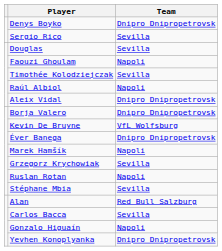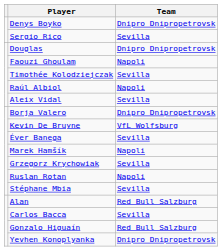(133, 49) Sevilla -> (166, 49) Dnipro Dnipropetrovsk
(166, 100) Dnipro Dnipropetrovsk -> (133, 100) Sevilla
(166, 138) Dnipro Dnipropetrovsk -> (133, 138) Sevilla
(131, 227) Napoli -> (157, 227) Red Bull Salzburg
